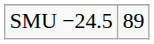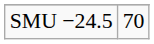(134, 21) 89 -> (134, 21) 70
